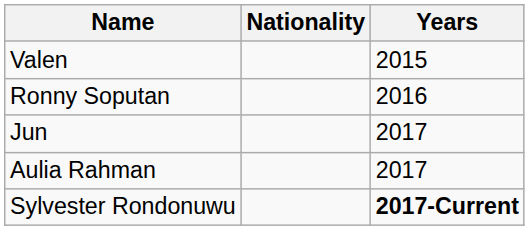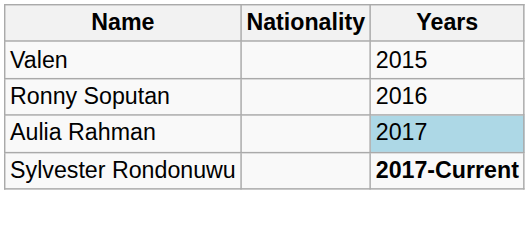- row: (29, 133)
(402, 170) no background -> (402, 133) lightblue background
